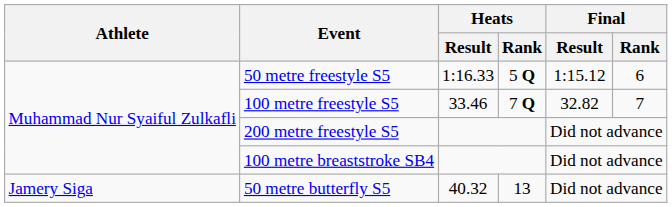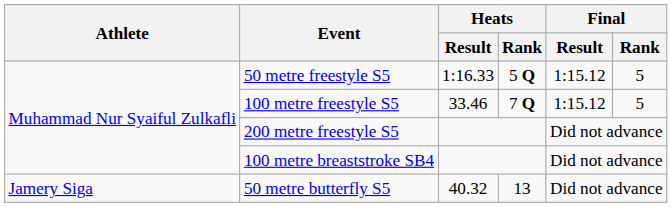(640, 75) 6 -> (640, 75) 5
(579, 103) 32.82 -> (580, 103) 1:15.12
(640, 103) 7 -> (640, 103) 5
